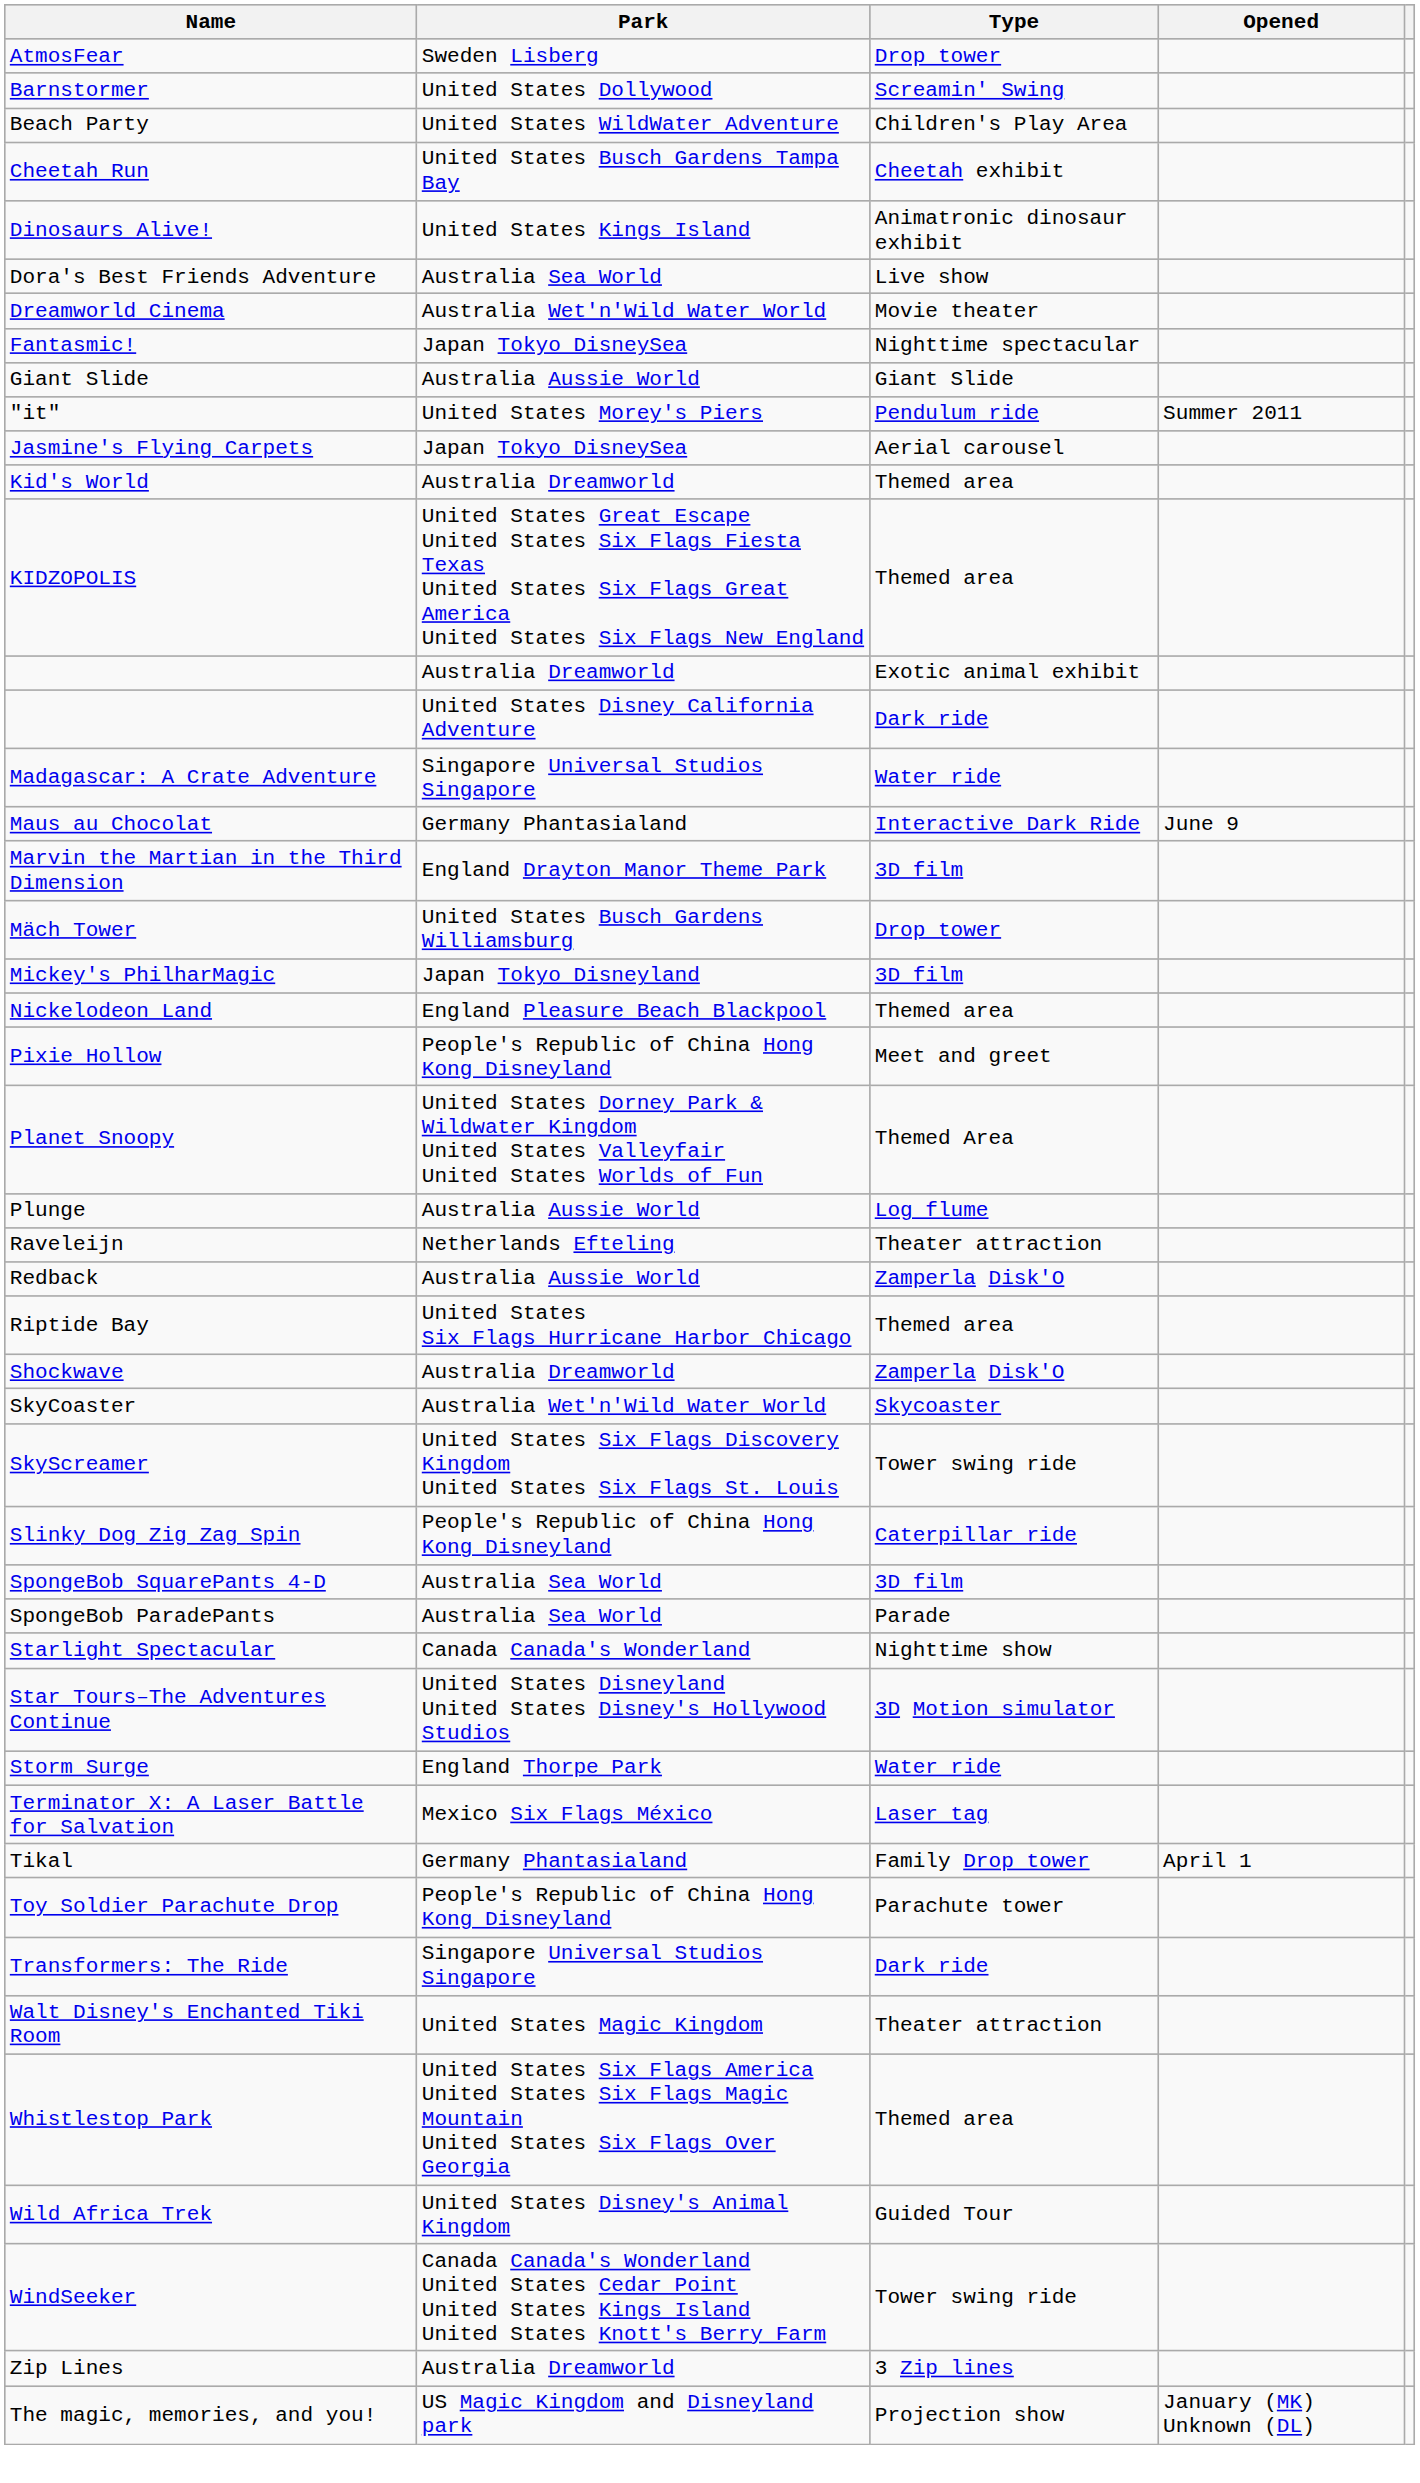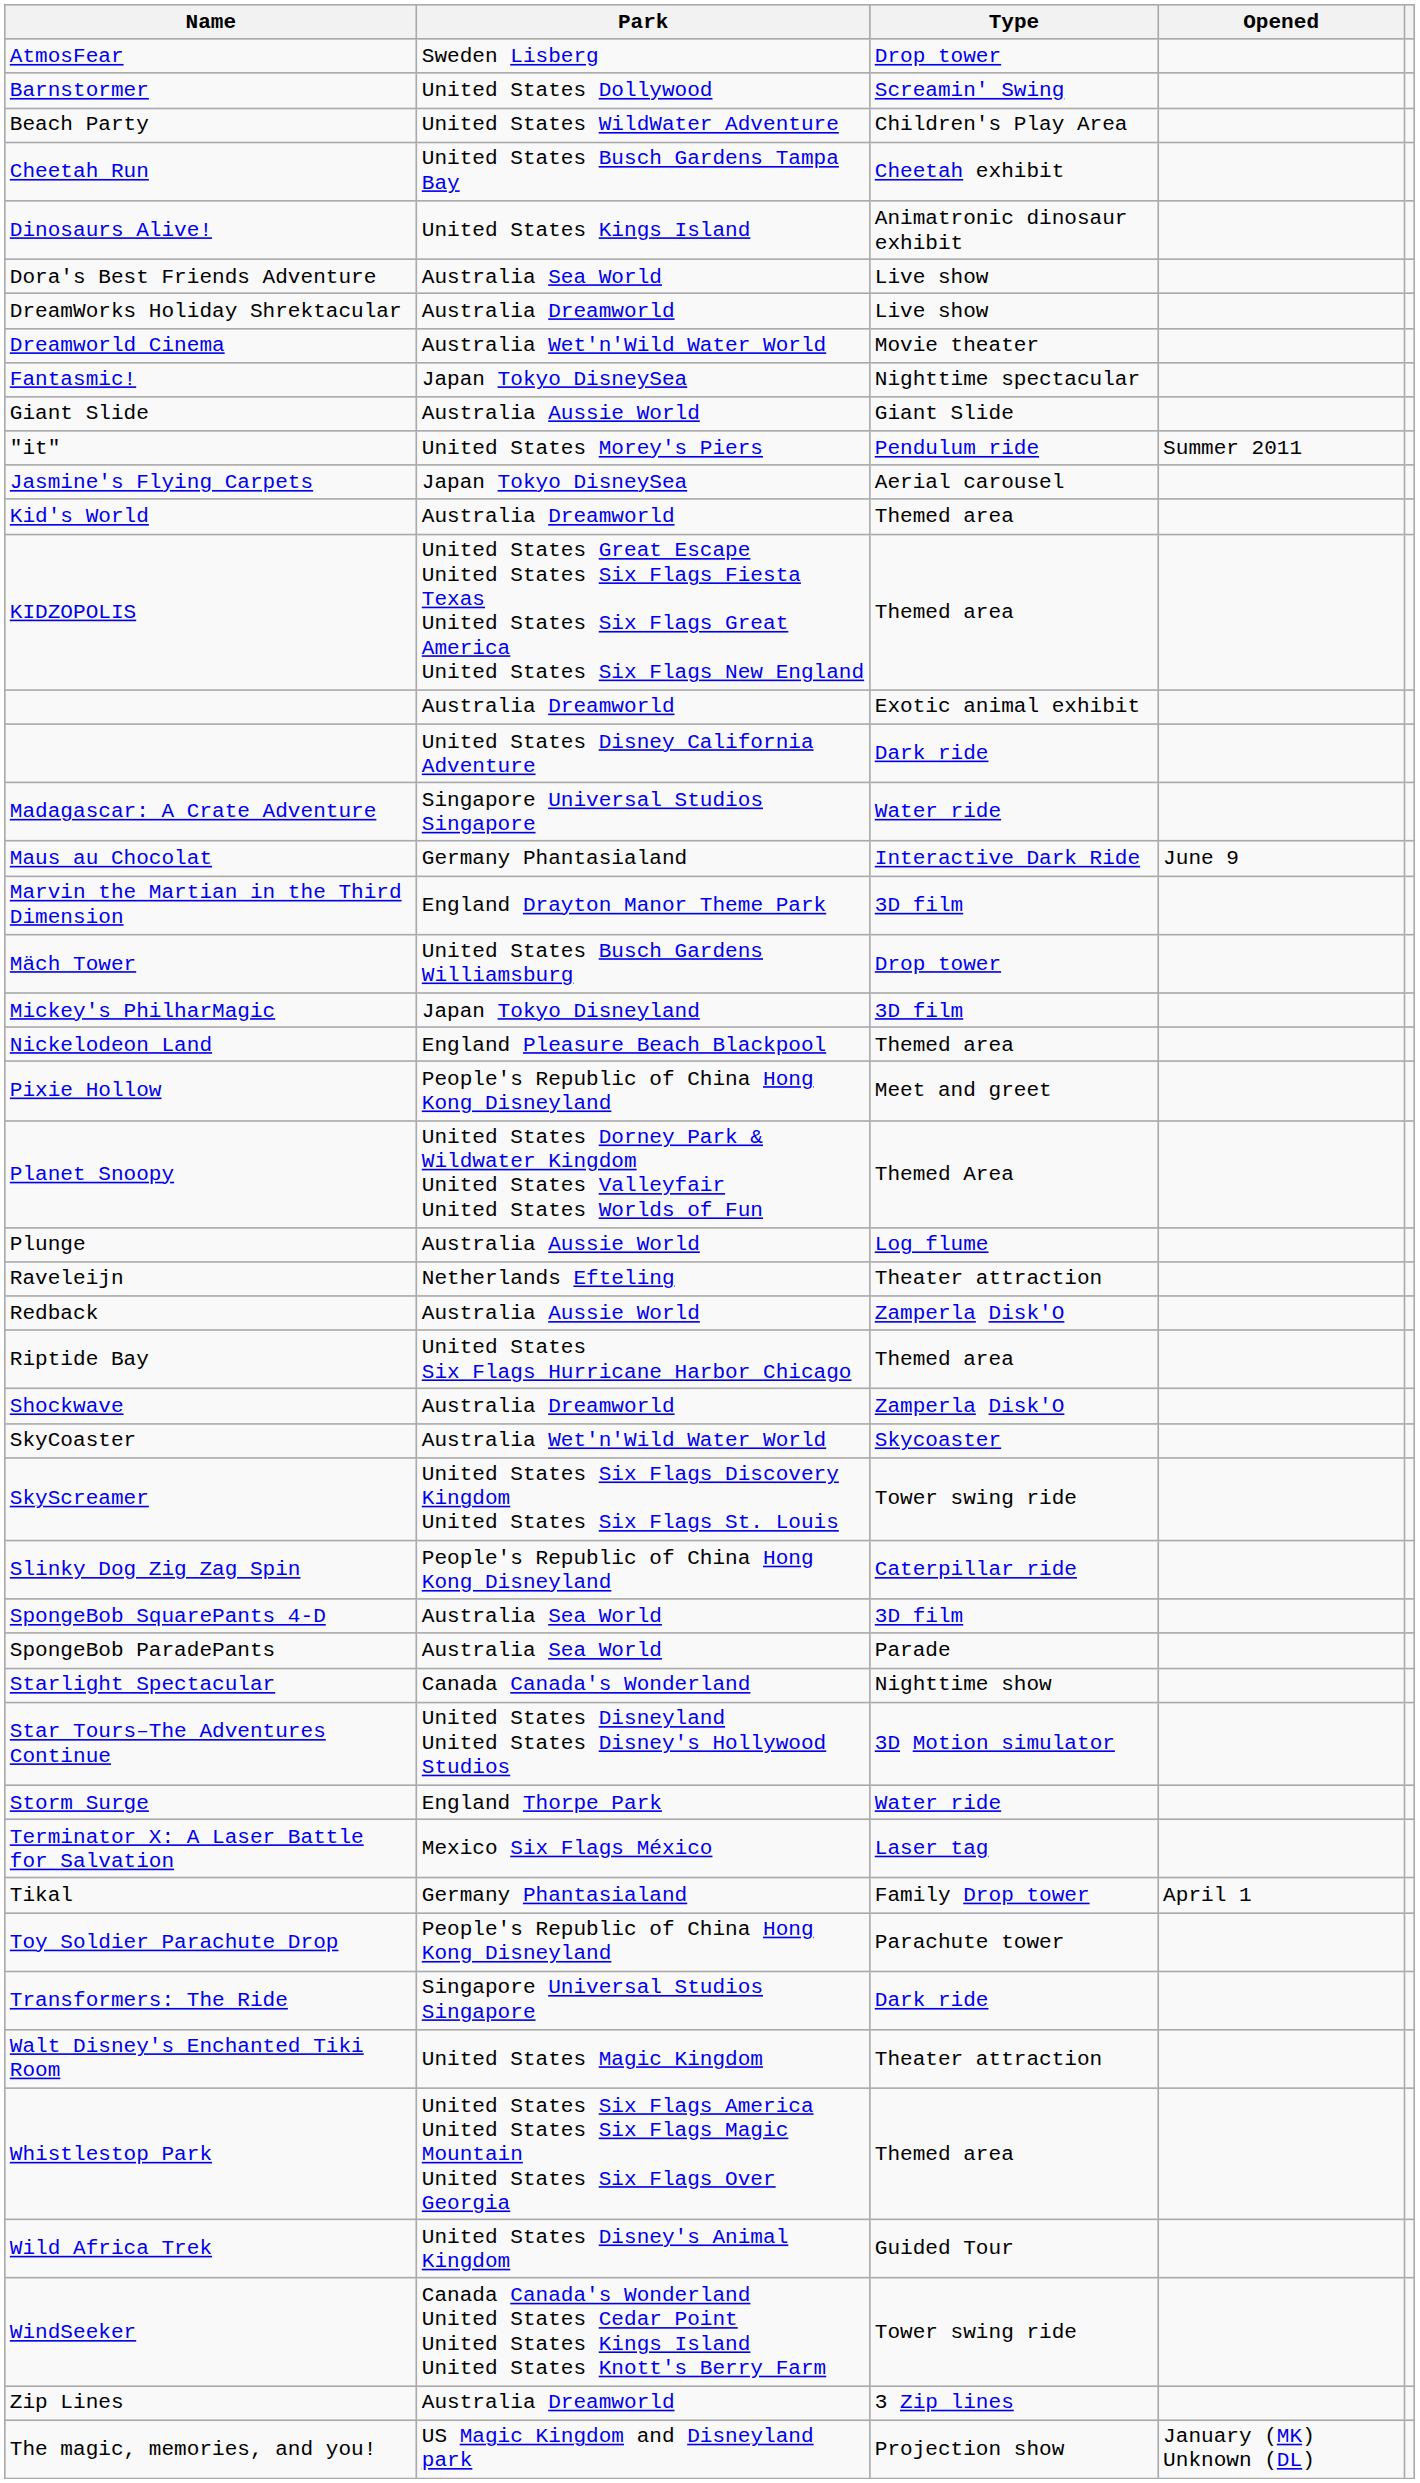+ row: (206, 311)
